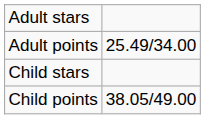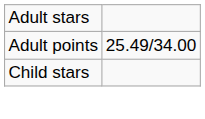- row: (53, 99)
